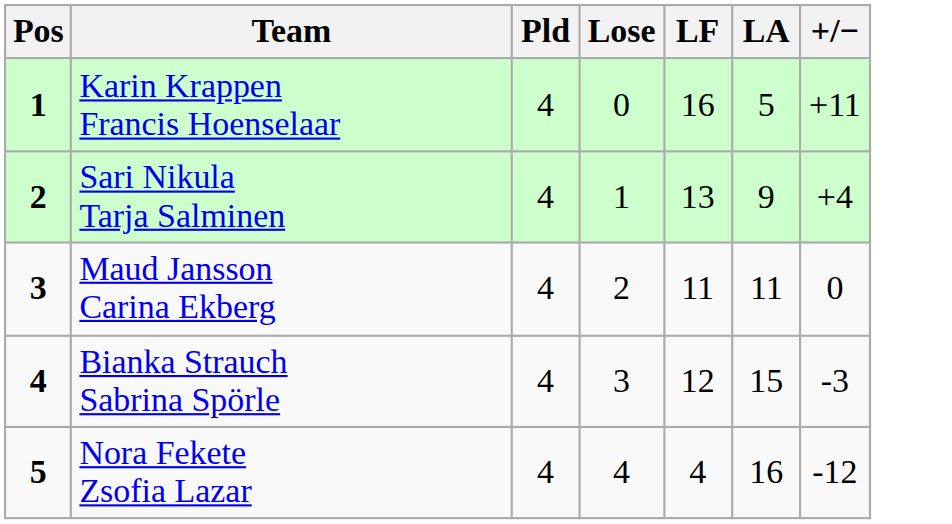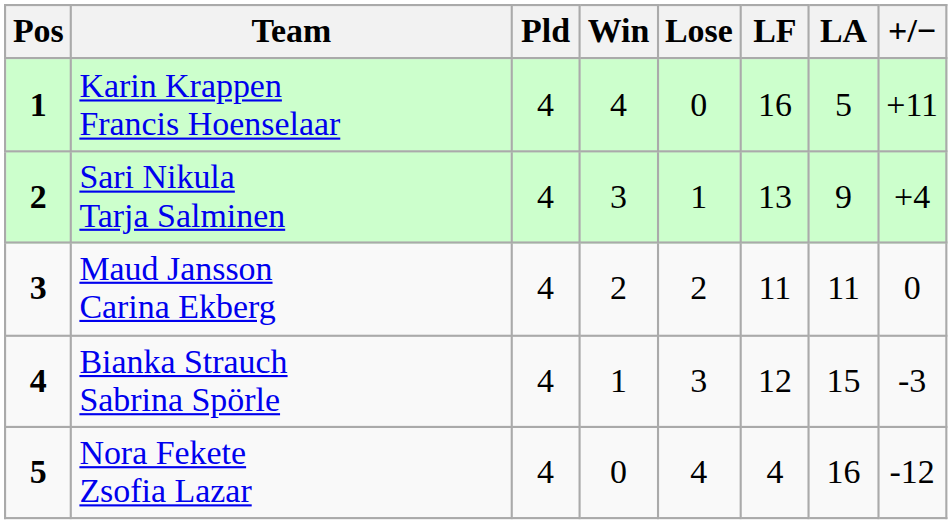+ column: (618, 31)
